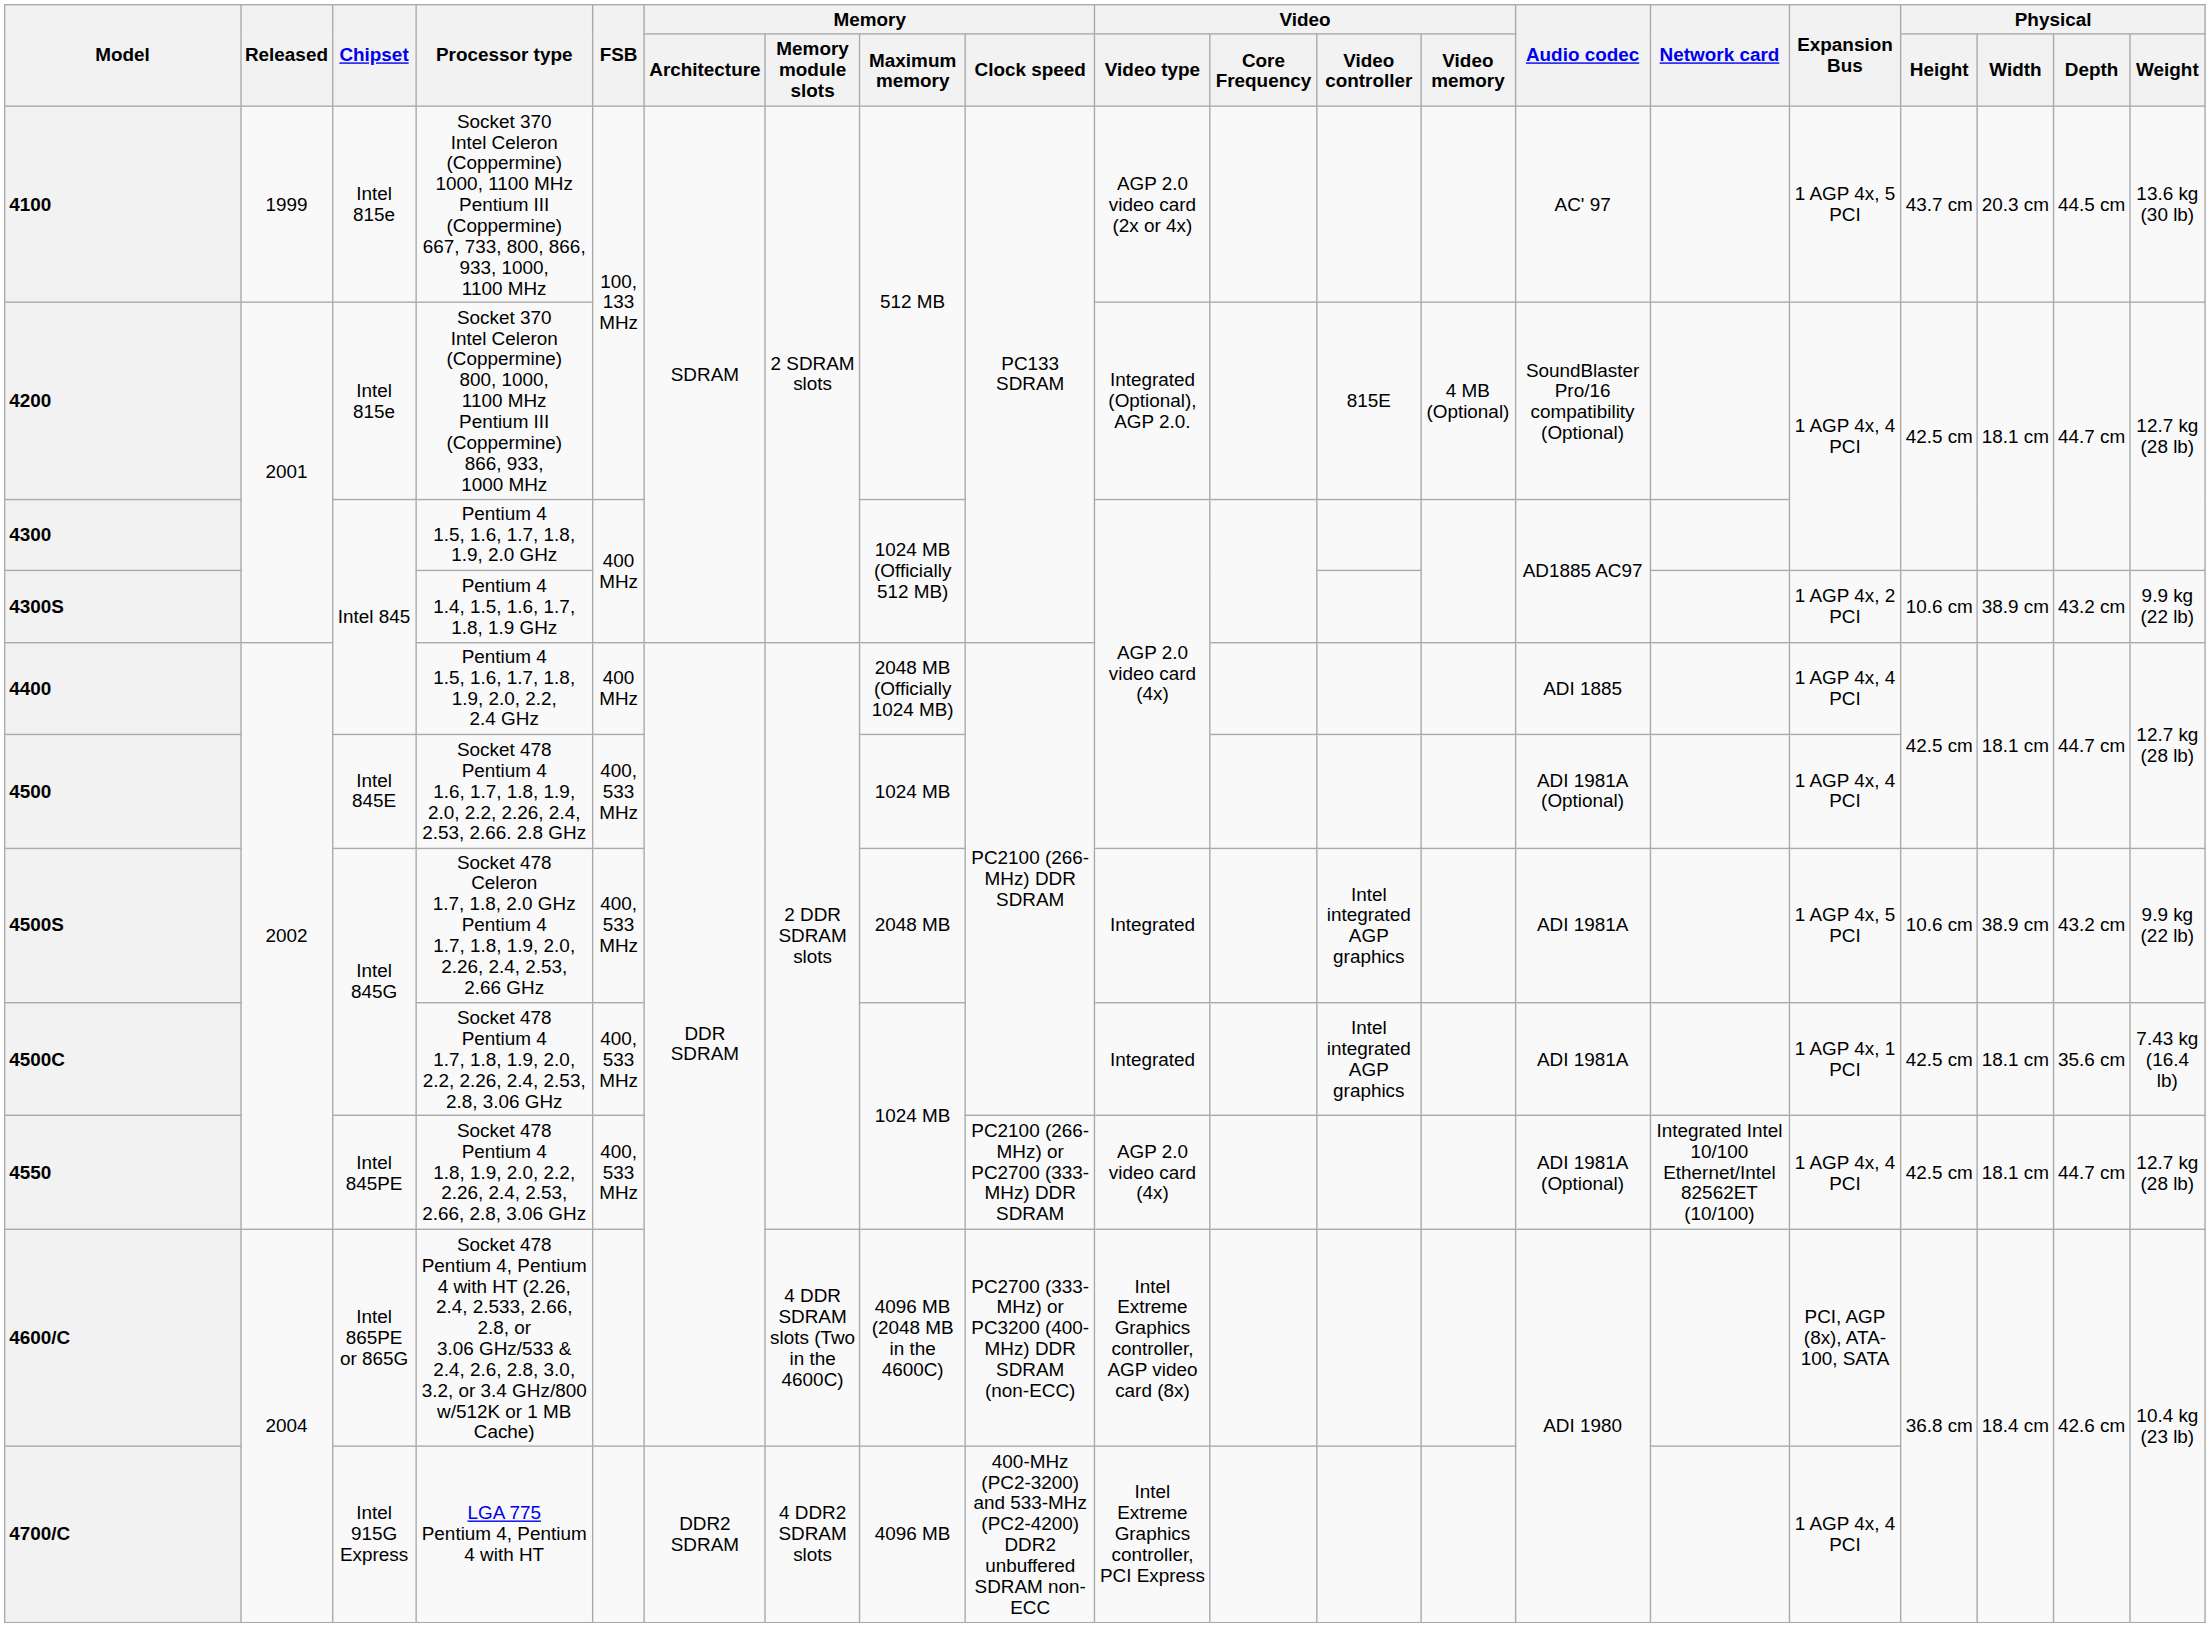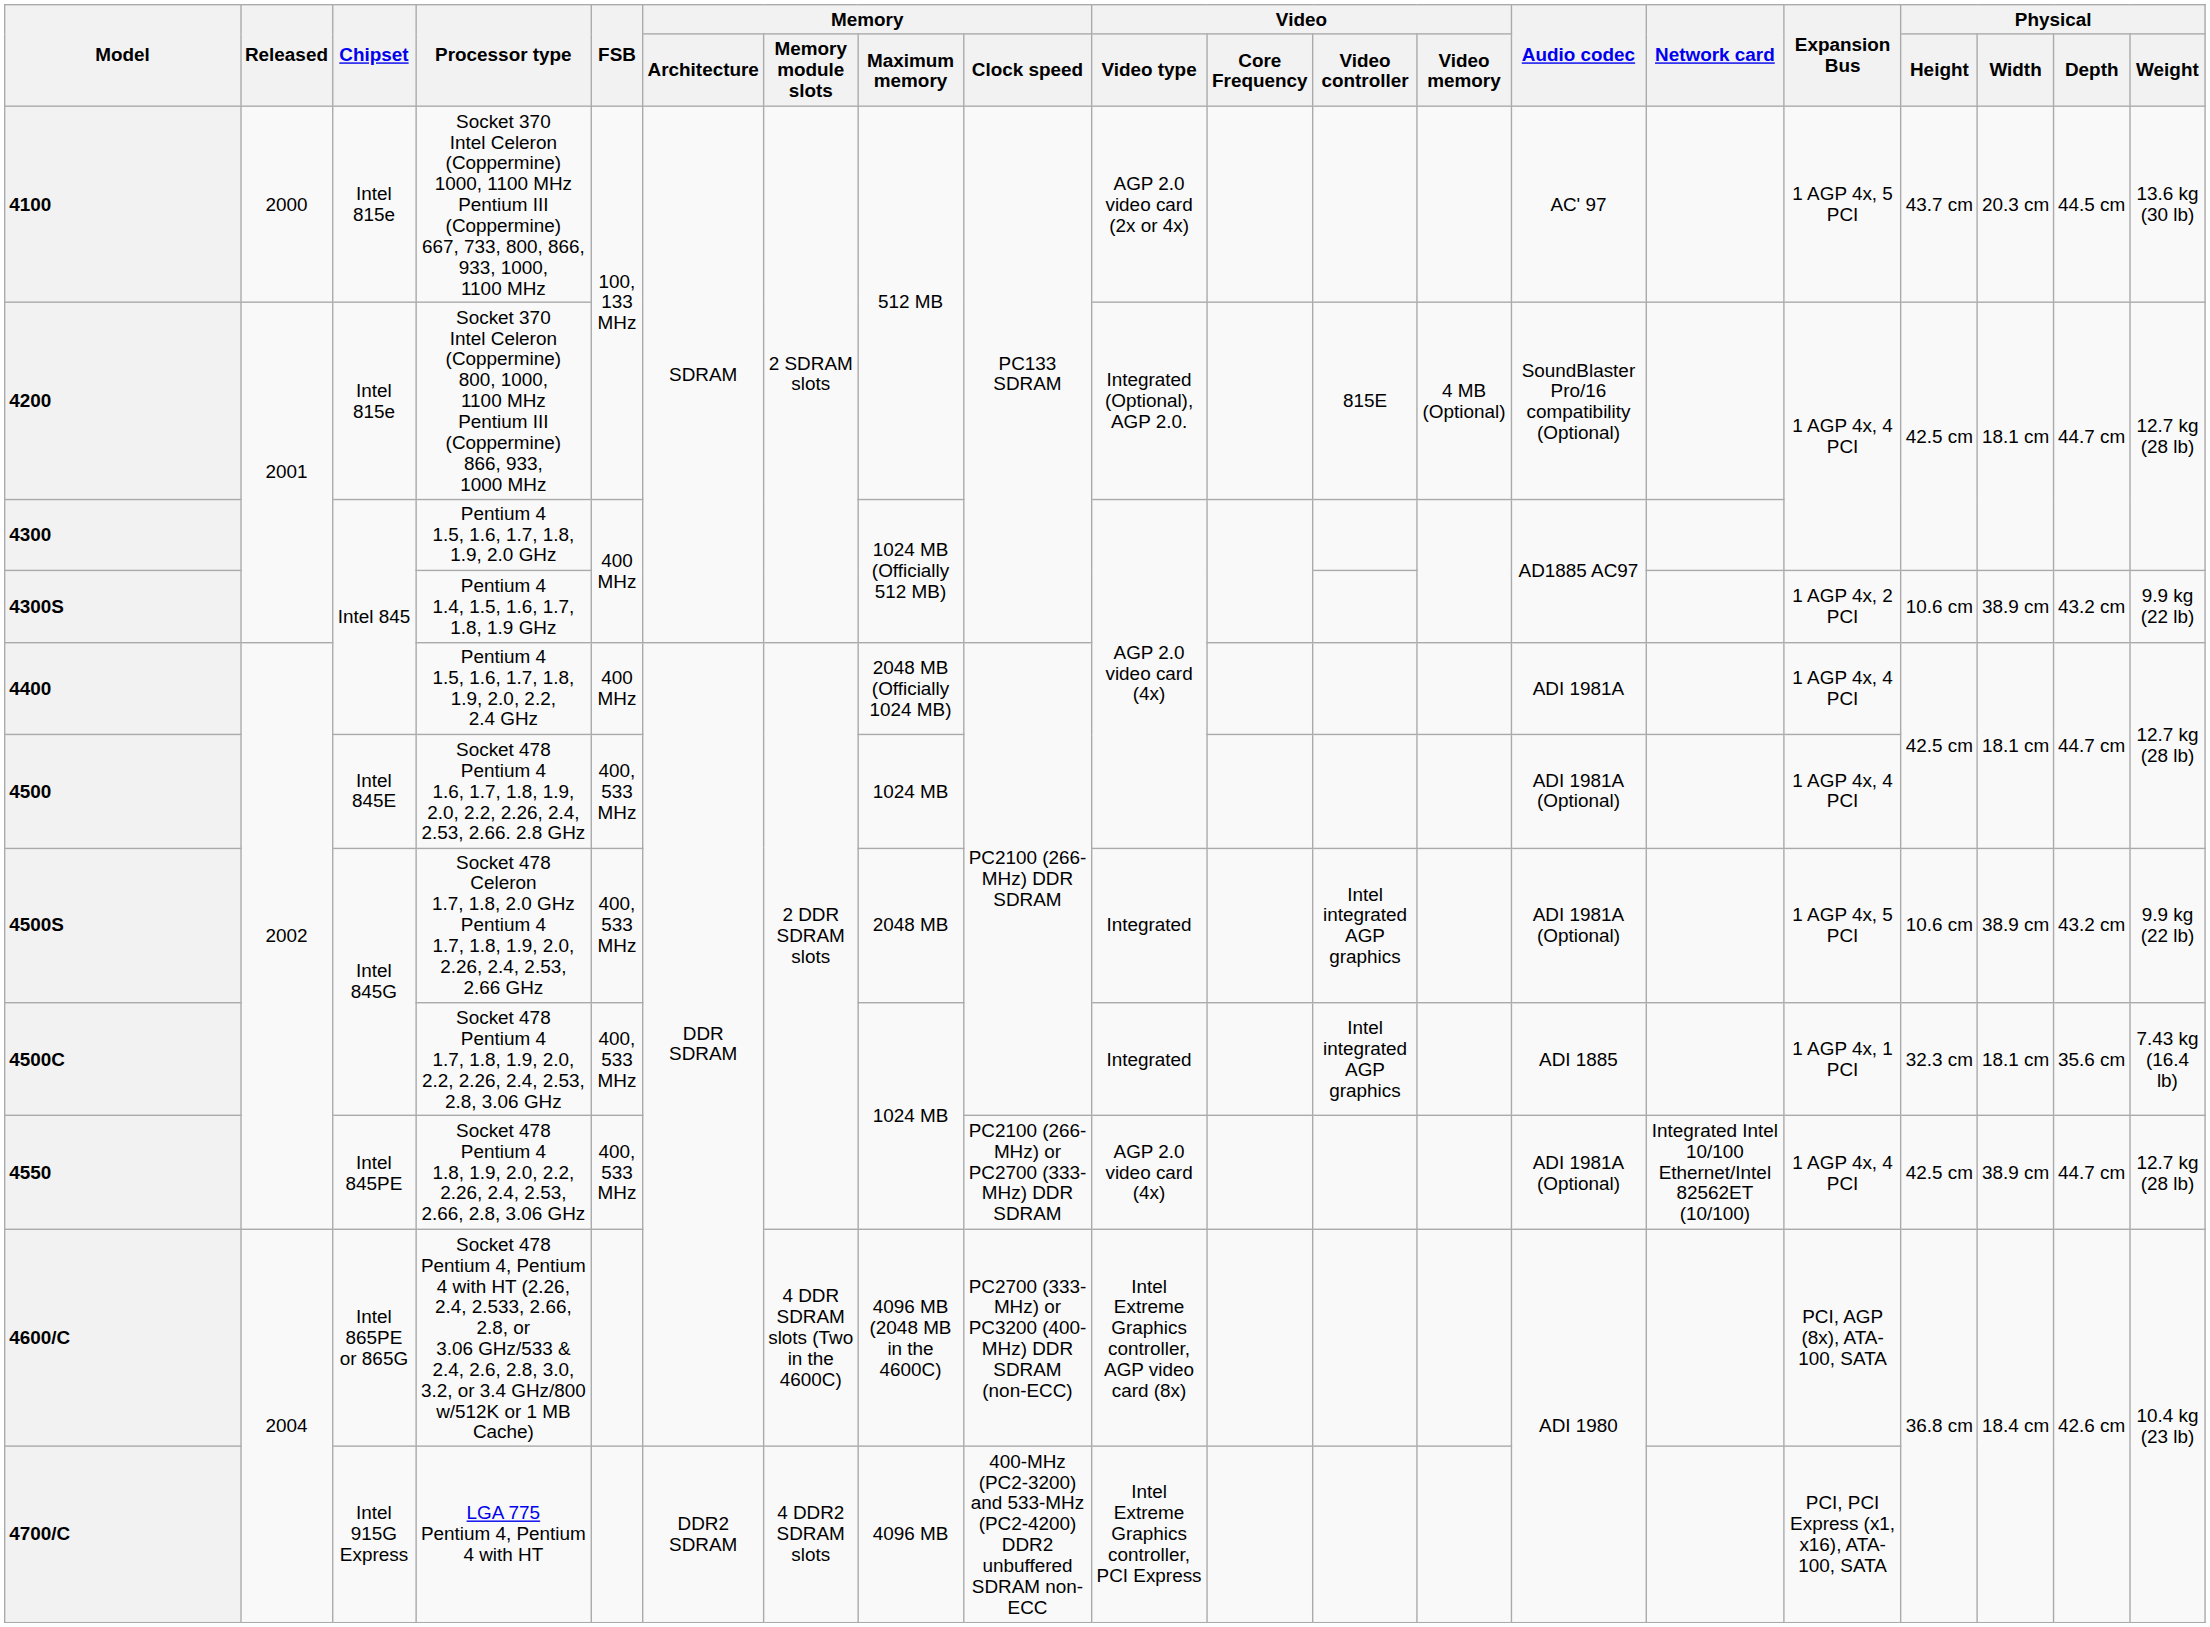(286, 204) 1999 -> (286, 204) 2000
(1583, 688) ADI 1885 -> (1578, 688) ADI 1981A
(1583, 925) ADI 1981A -> (1578, 925) ADI 1981A (Optional)
(1583, 1059) ADI 1981A -> (1578, 1059) ADI 1885
(1939, 1059) 42.5 cm -> (1939, 1059) 32.3 cm
(2015, 1172) 18.1 cm -> (2016, 1172) 38.9 cm
(1845, 1534) 1 AGP 4x, 4 PCI -> (1843, 1534) PCI, PCI Express (x1, x16), ATA-100, SATA
